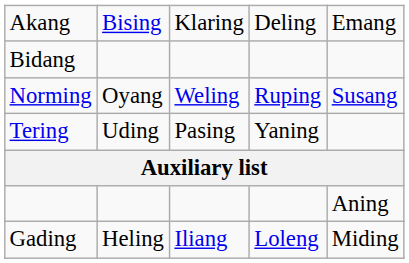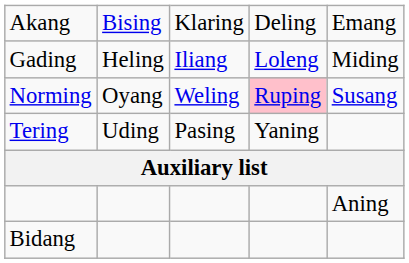rows swapped: (43, 239) <-> (42, 59)
(288, 95) no background -> (288, 95) pink background
